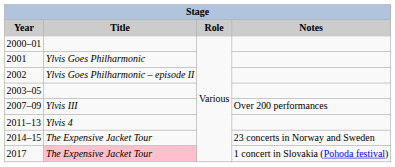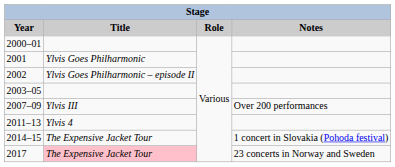(304, 138) 23 concerts in Norway and Sweden -> (311, 138) 1 concert in Slovakia (Pohoda festival)
(311, 153) 1 concert in Slovakia (Pohoda festival) -> (304, 153) 23 concerts in Norway and Sweden
